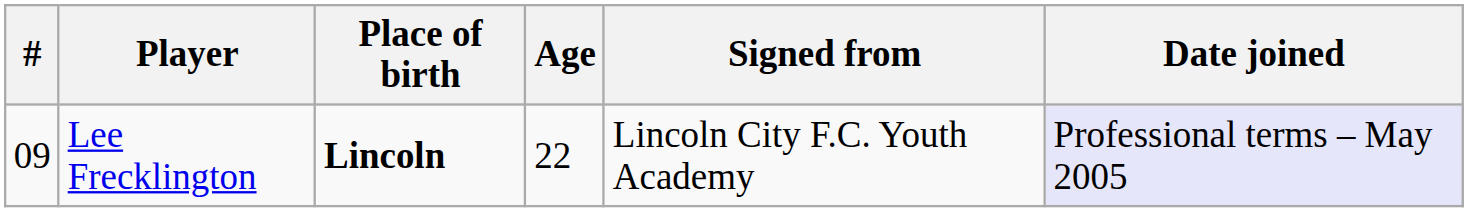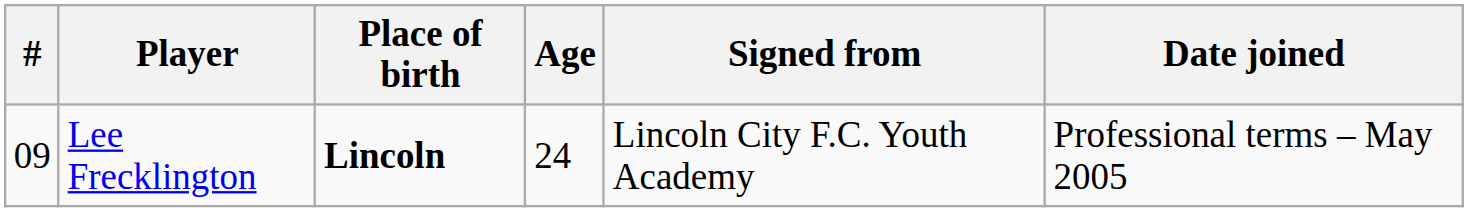(553, 154) 22 -> (553, 154) 24
(1243, 154) lavender background -> (1243, 154) no background
